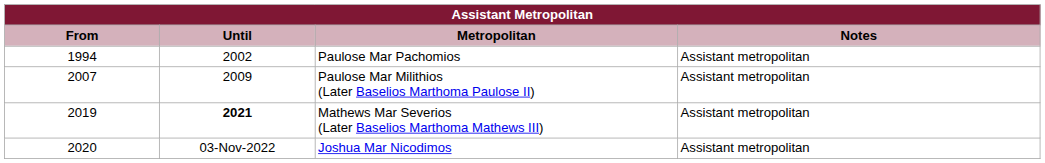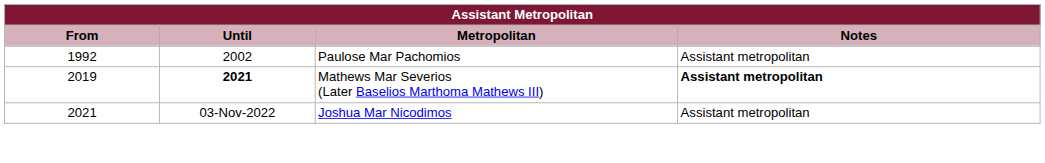(82, 56) 1994 -> (82, 56) 1992
- row: (426, 84)
(745, 112) normal -> (752, 77) bold
(82, 148) 2020 -> (82, 112) 2021
